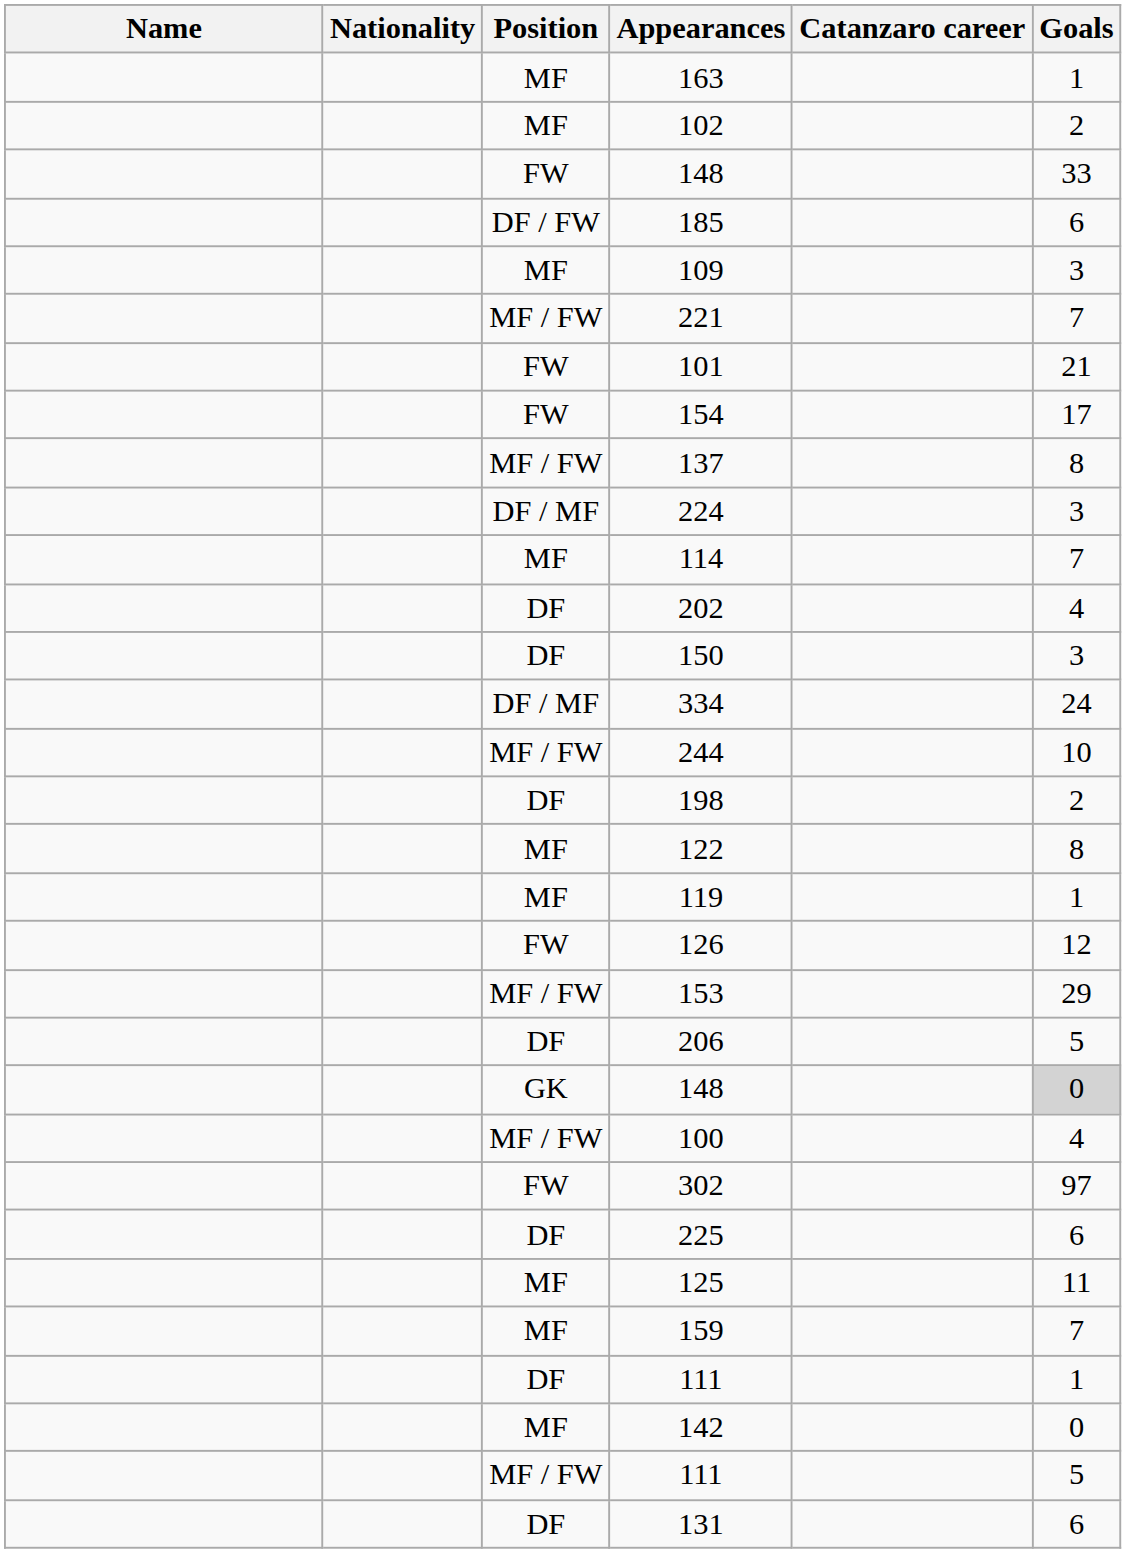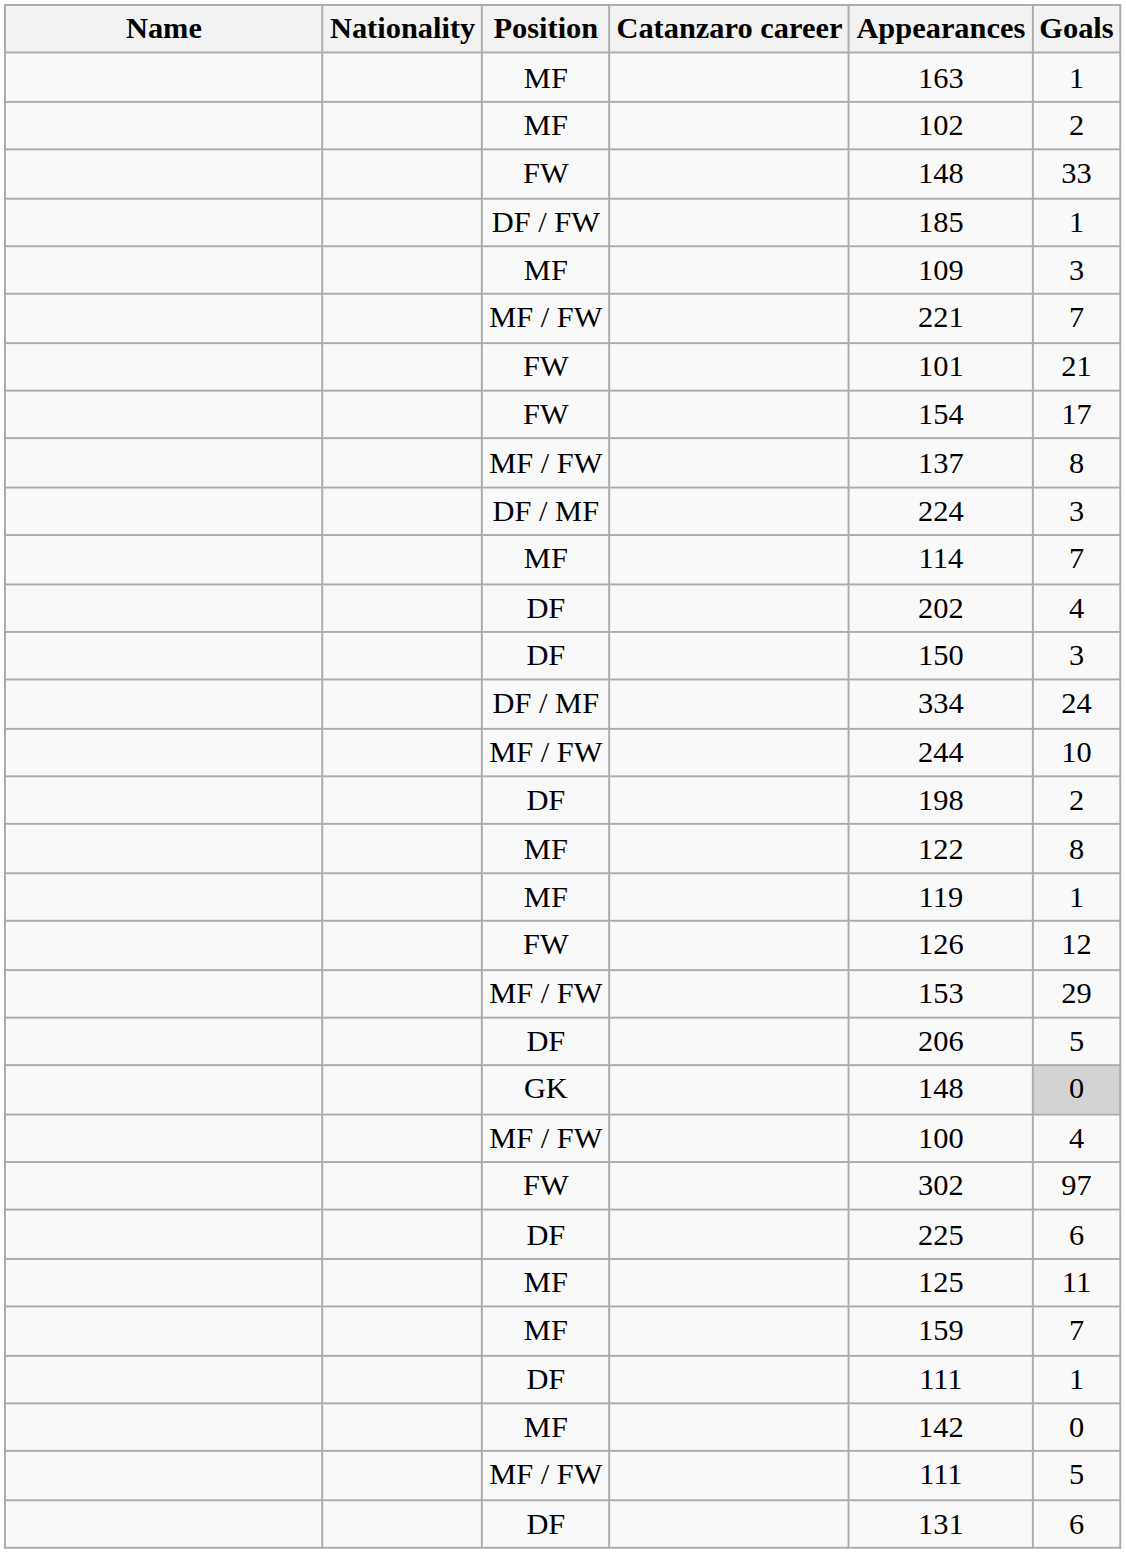columns swapped: (912, 28) <-> (701, 28)
(1076, 221) 6 -> (1076, 221) 1
